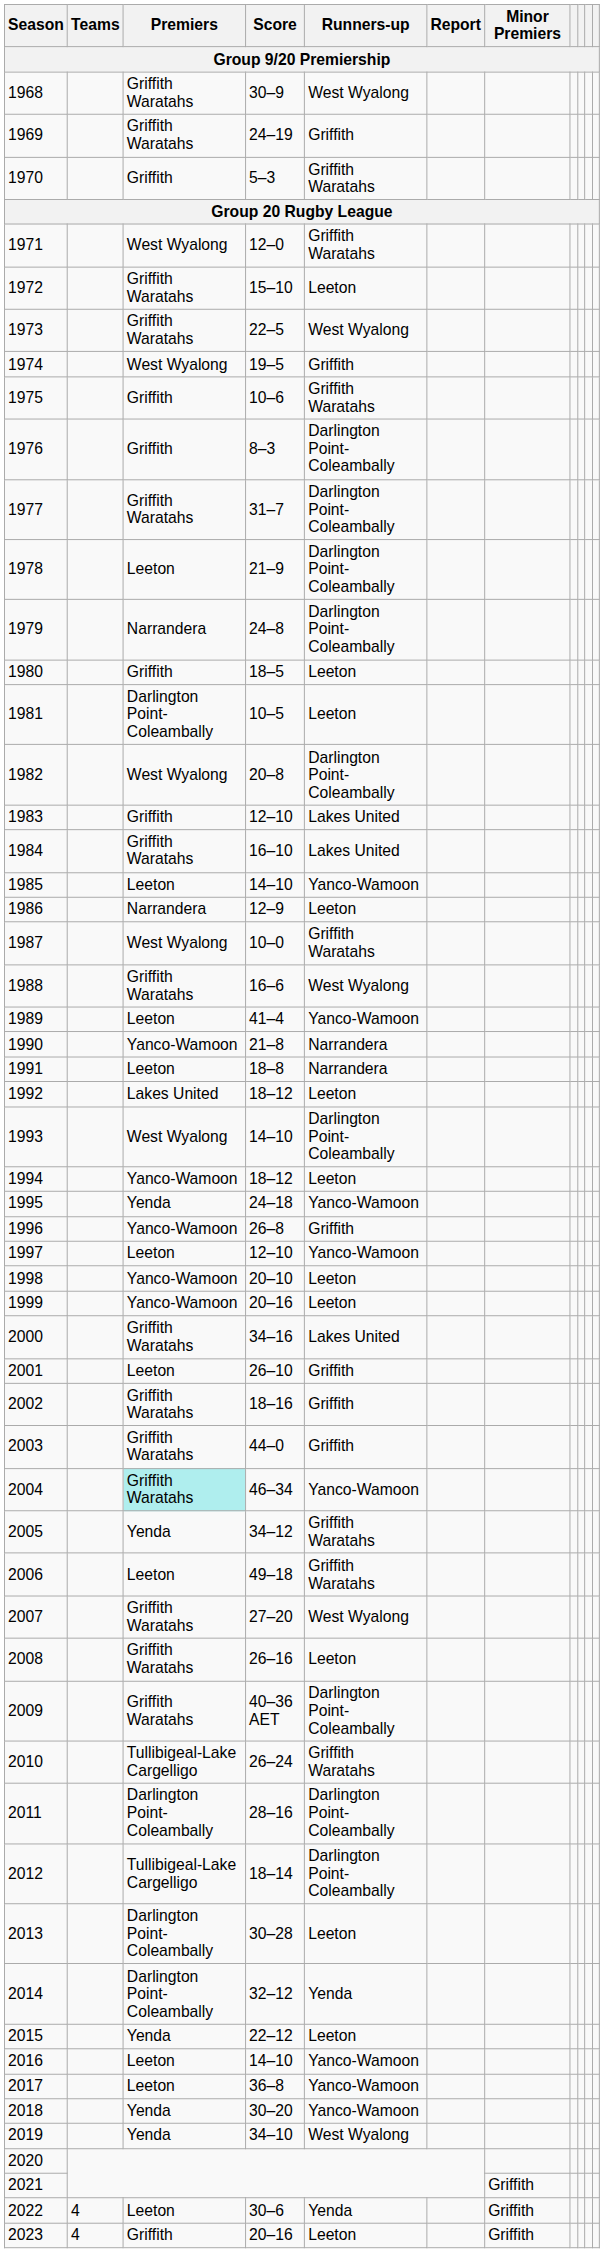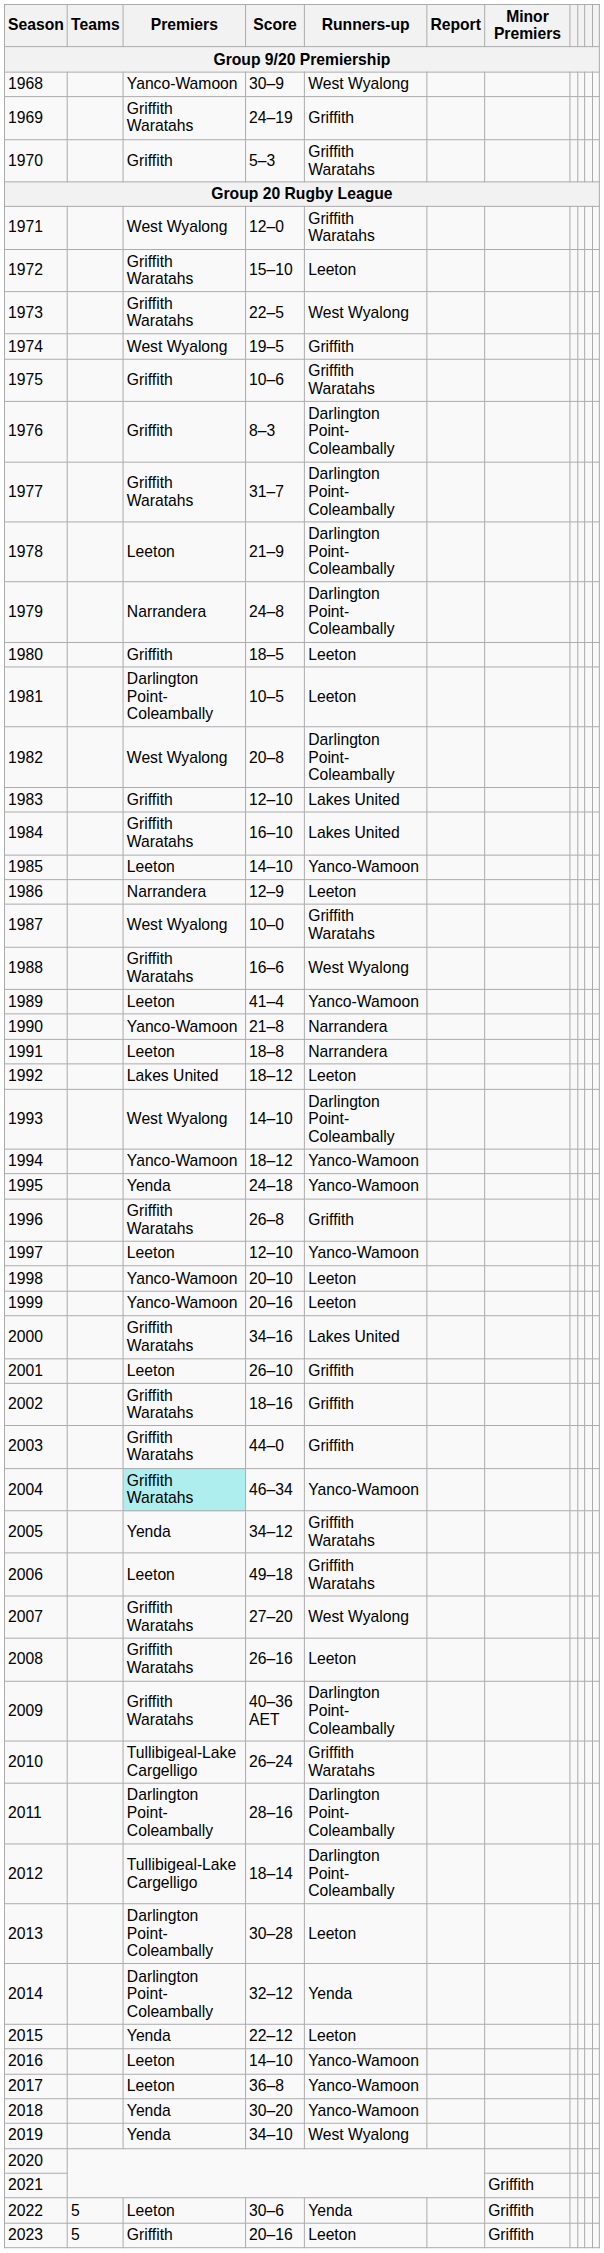(160, 93) Griffith Waratahs -> (182, 84) Yanco-Wamoon
(332, 1179) Leeton -> (364, 1161) Yanco-Wamoon
(182, 1228) Yanco-Wamoon -> (160, 1220) Griffith Waratahs
(75, 2210) 4 -> (75, 2210) 5
(75, 2235) 4 -> (75, 2235) 5
